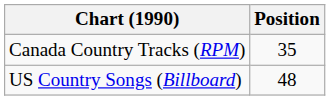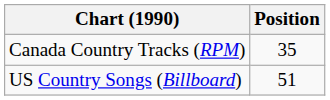(287, 79) 48 -> (287, 79) 51
